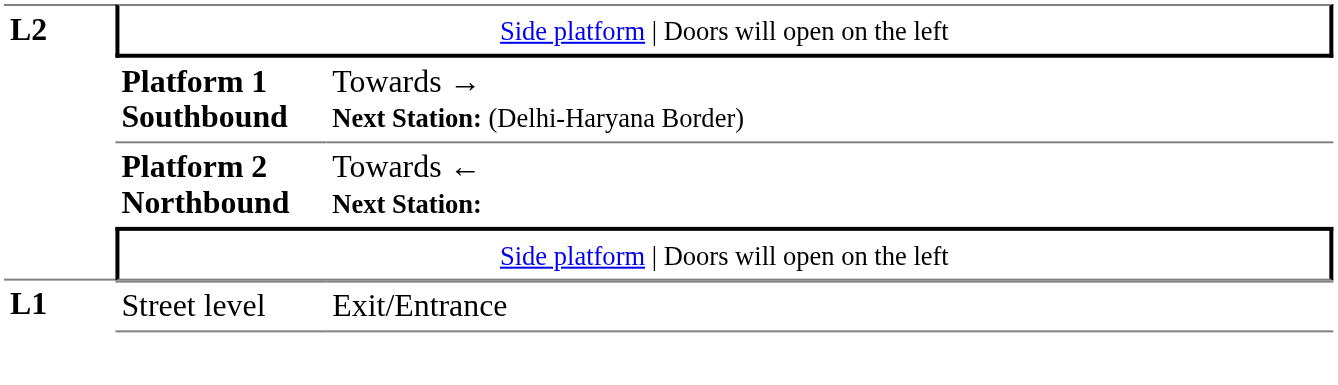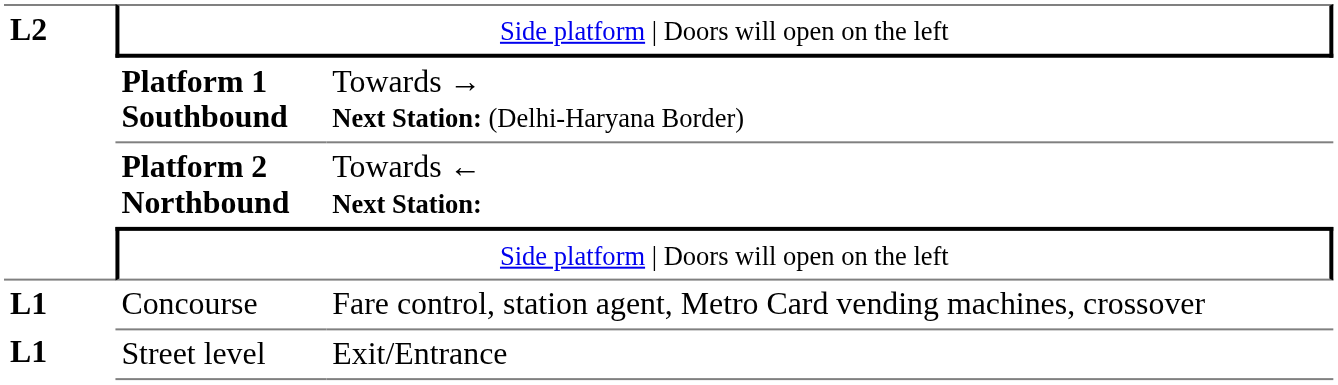+ row: (190, 303)
